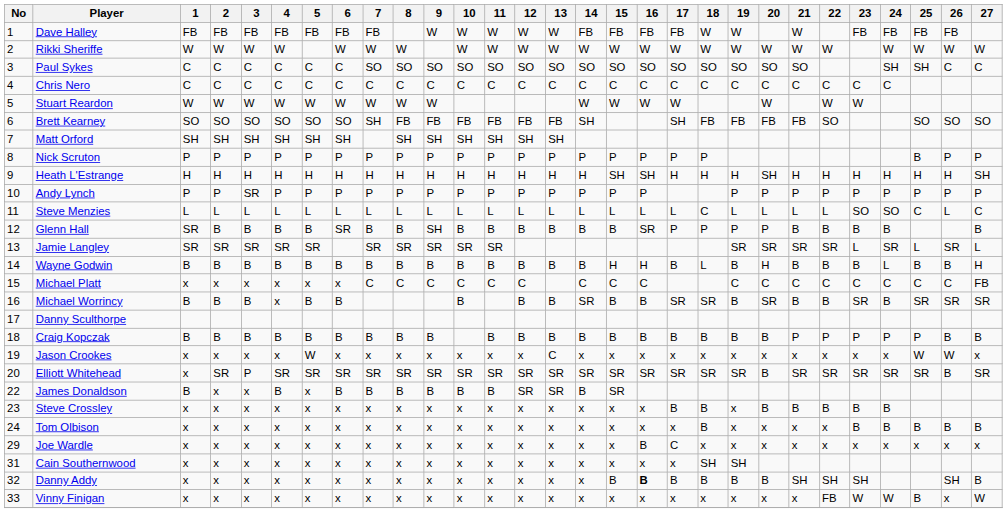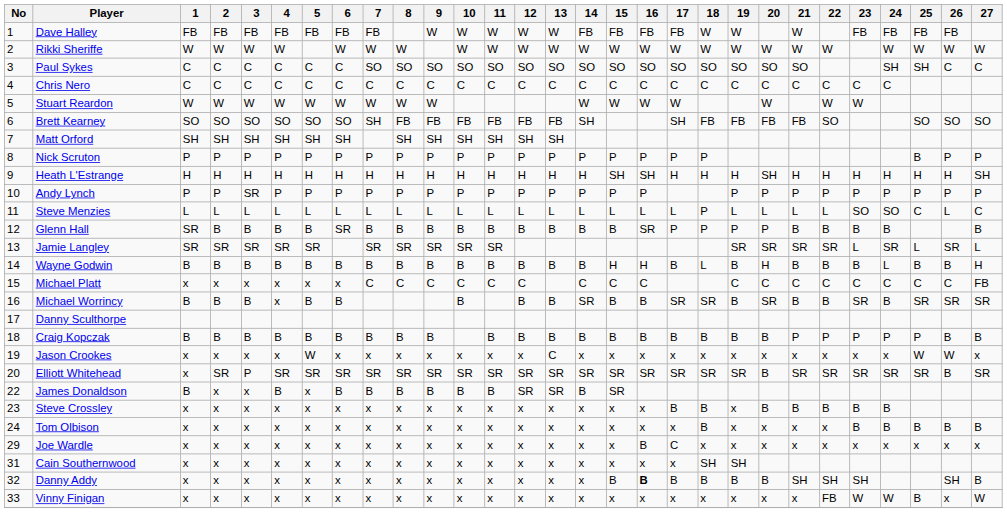(704, 211) C -> (704, 211) P
(434, 229) SH -> (430, 229) B
